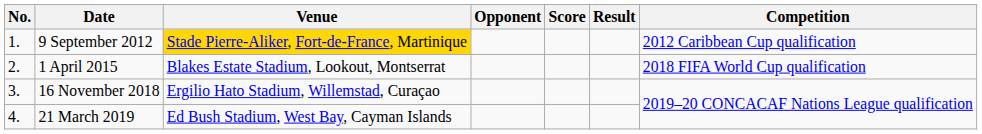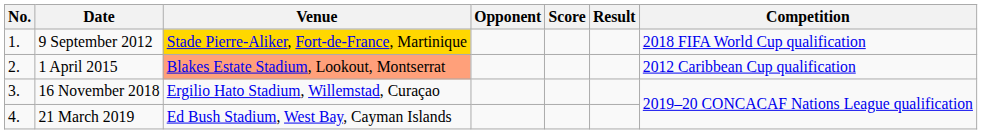(749, 41) 2012 Caribbean Cup qualification -> (754, 41) 2018 FIFA World Cup qualification
(306, 66) no background -> (306, 66) lightsalmon background
(754, 66) 2018 FIFA World Cup qualification -> (749, 66) 2012 Caribbean Cup qualification
